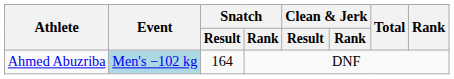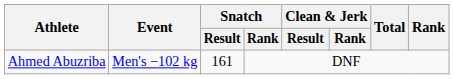(155, 62) lightblue background -> (155, 62) no background
(222, 62) 164 -> (222, 62) 161
